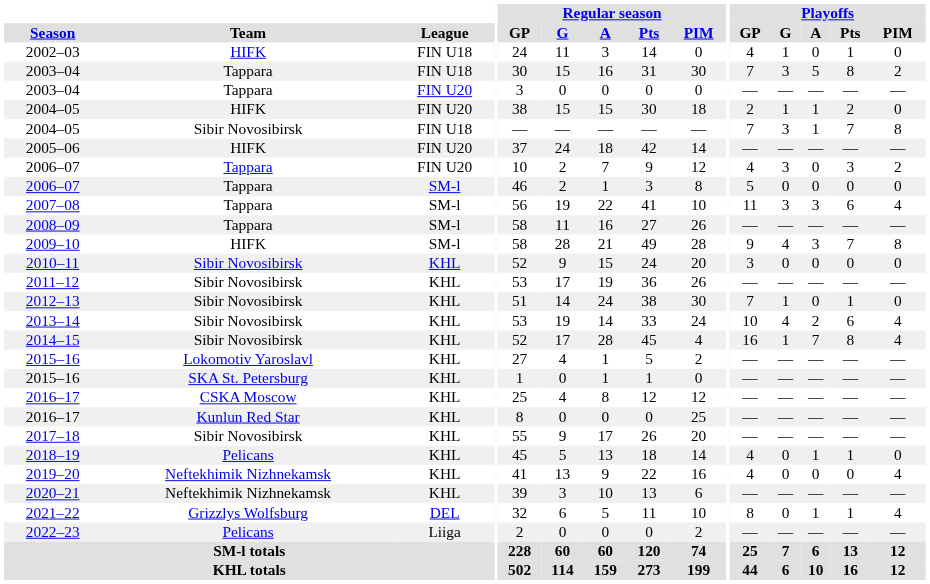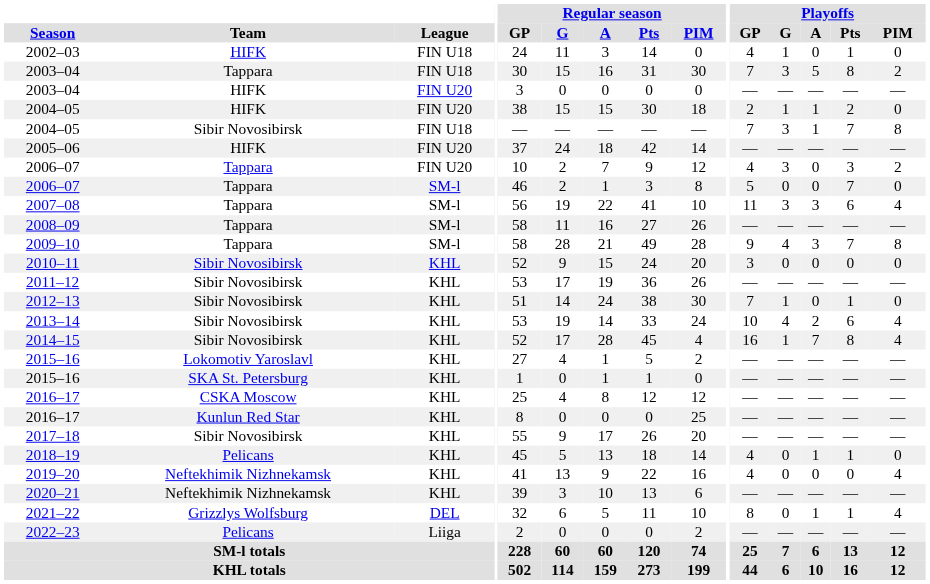(248, 90) Tappara -> (248, 90) HIFK
(850, 186) 0 -> (850, 186) 7
(248, 244) HIFK -> (248, 244) Tappara
